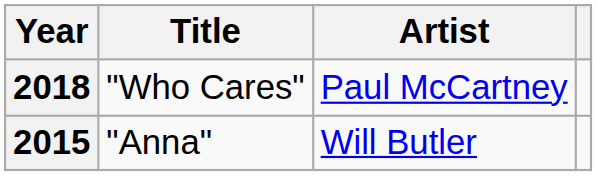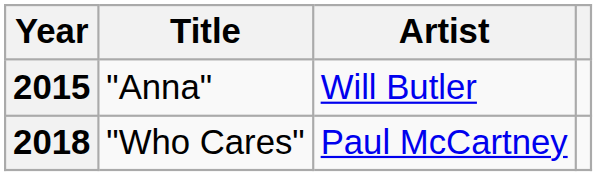rows swapped: (52, 142) <-> (52, 87)
